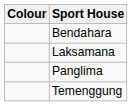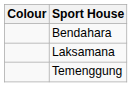- row: (77, 71)
